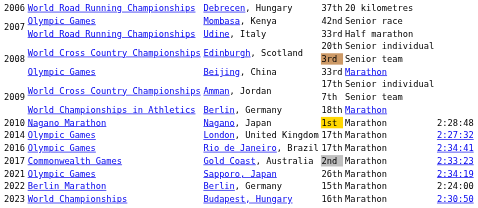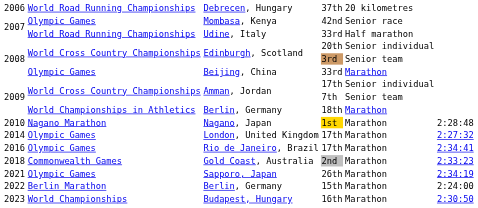(14, 161) 2017 -> (14, 161) 2018
